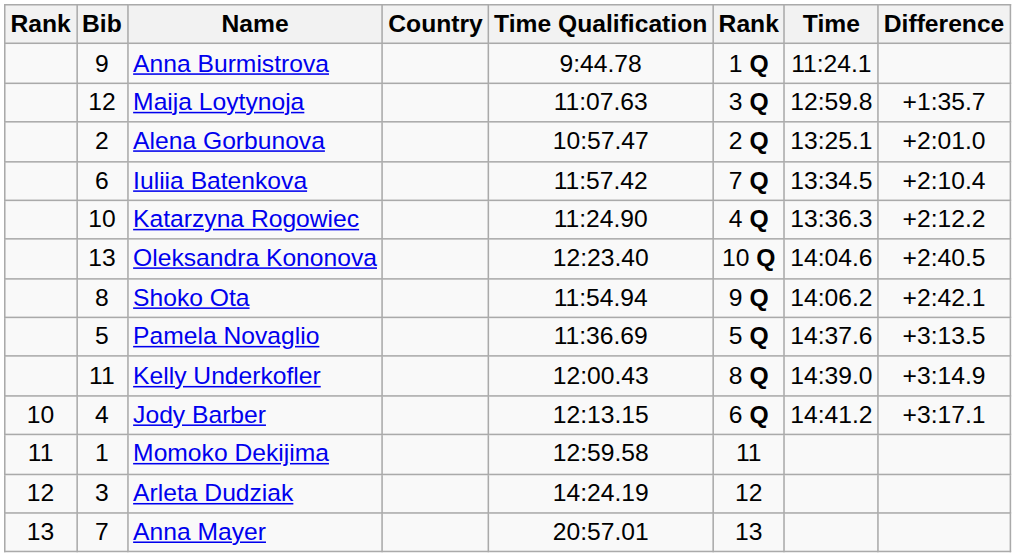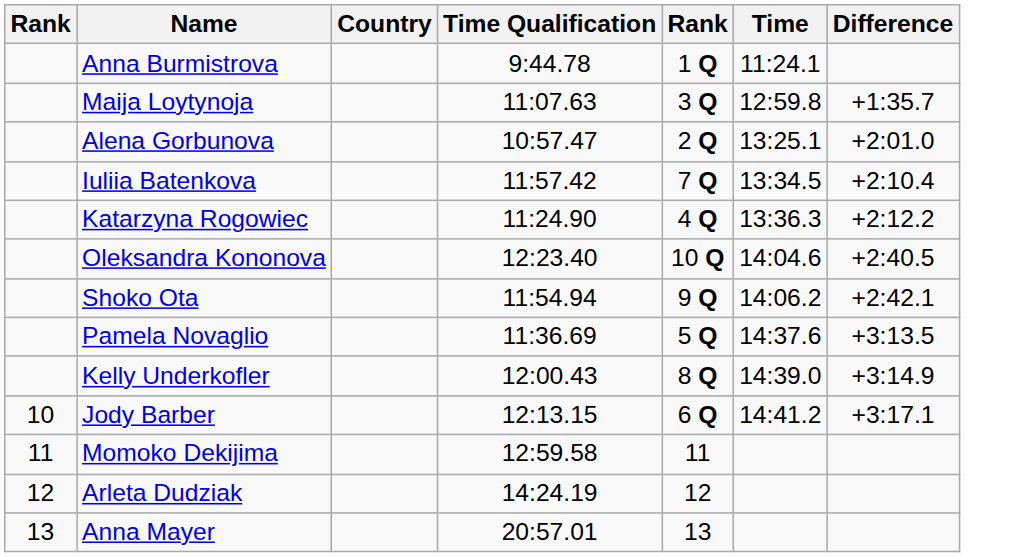- column: (102, 24)
